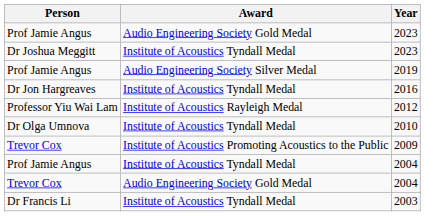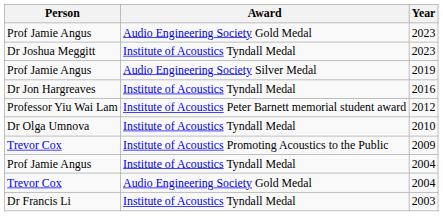(213, 107) Institute of Acoustics Rayleigh Medal -> (265, 107) Institute of Acoustics Peter Barnett memorial student award
